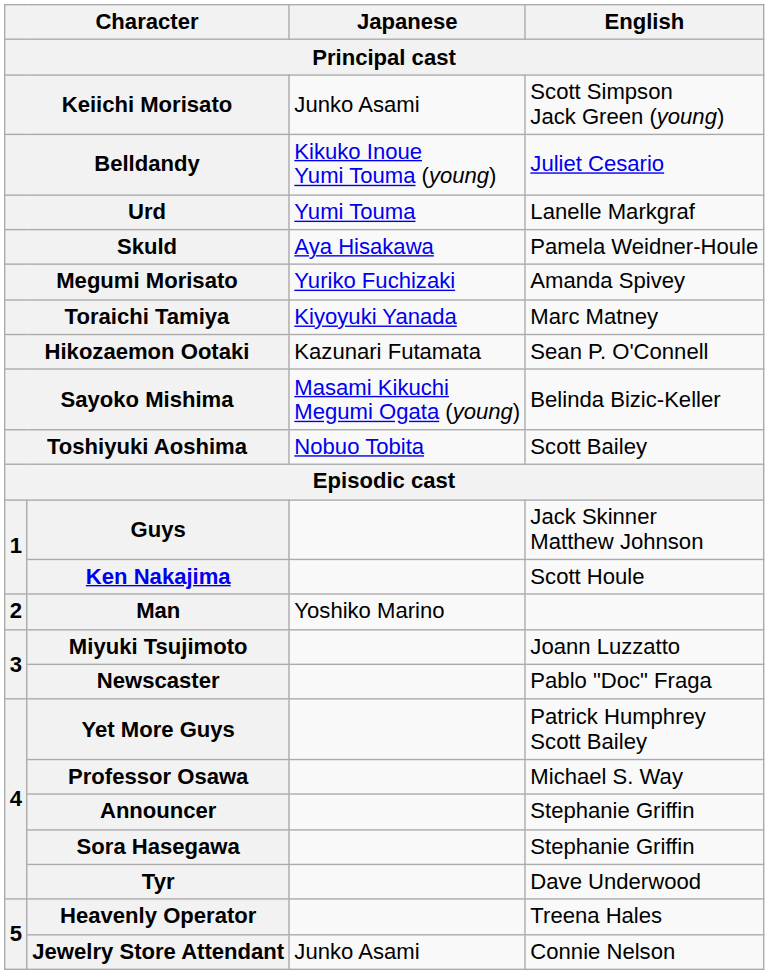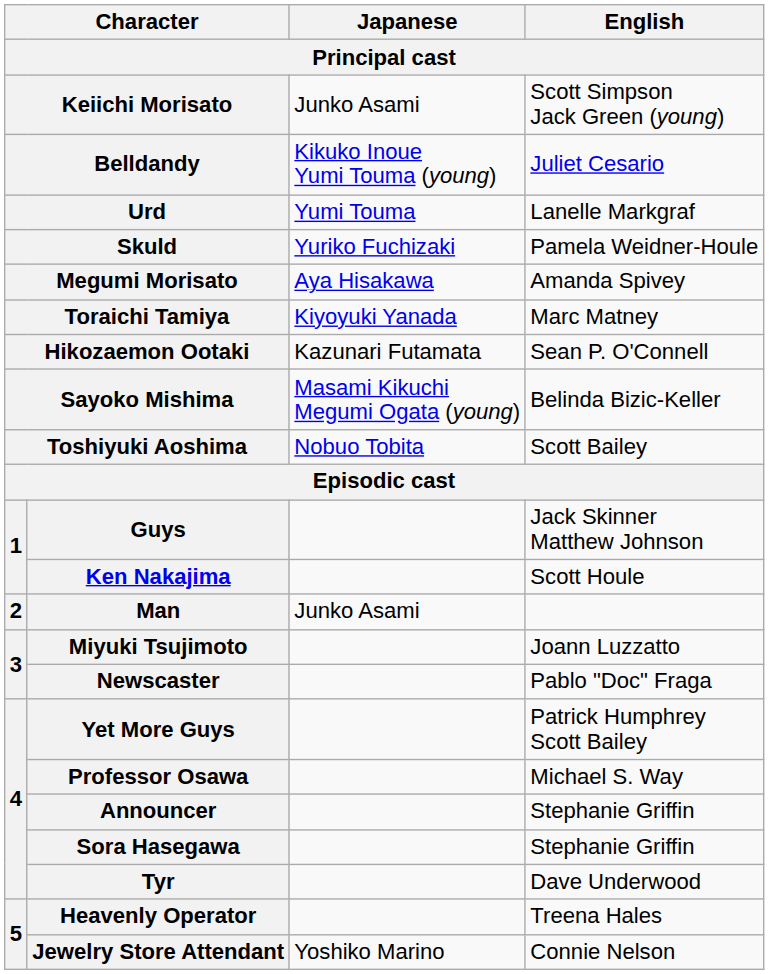(364, 246) Aya Hisakawa -> (375, 246) Yuriko Fuchizaki
(375, 281) Yuriko Fuchizaki -> (364, 281) Aya Hisakawa
(369, 611) Yoshiko Marino -> (357, 611) Junko Asami
(357, 951) Junko Asami -> (369, 951) Yoshiko Marino
